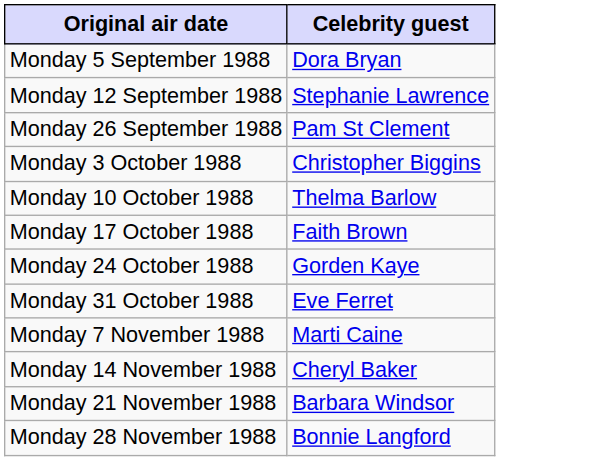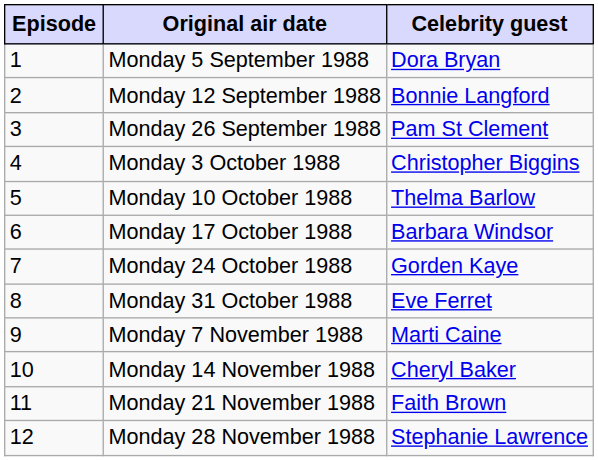+ column: (54, 24)
(391, 95) Stephanie Lawrence -> (470, 95) Bonnie Langford
(350, 232) Faith Brown -> (472, 232) Barbara Windsor
(373, 403) Barbara Windsor -> (449, 403) Faith Brown
(371, 437) Bonnie Langford -> (490, 437) Stephanie Lawrence
